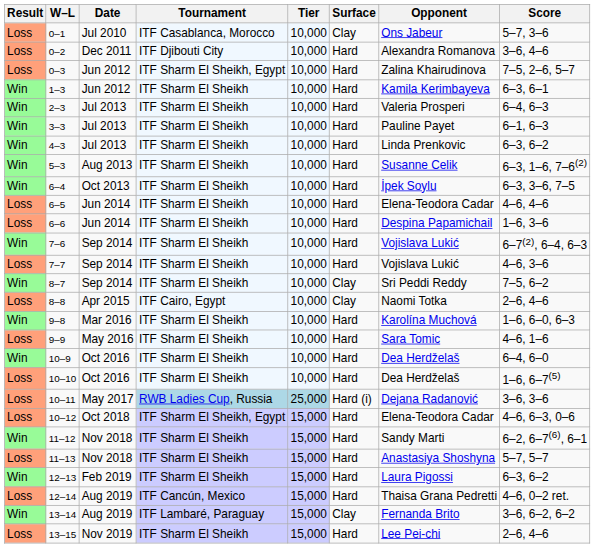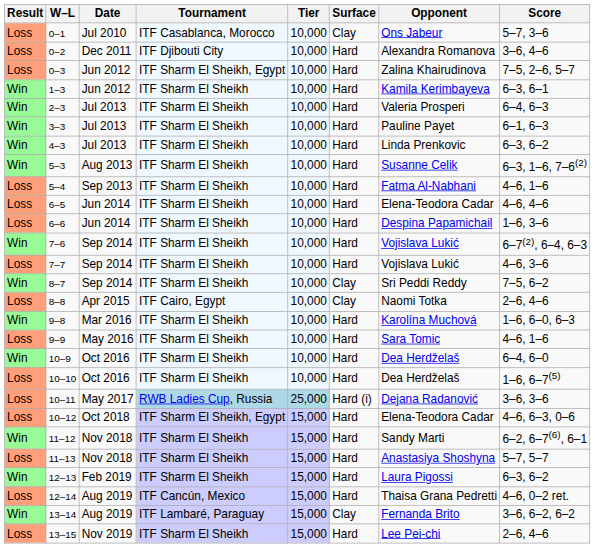+ row: (57, 186)
- row: (57, 186)
